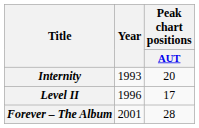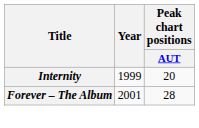(130, 76) 1993 -> (130, 76) 1999
- row: (60, 95)
